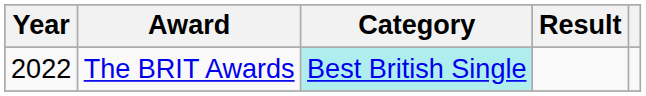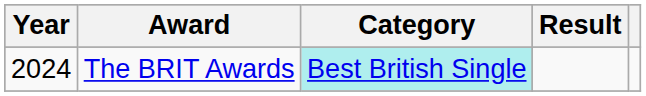(41, 68) 2022 -> (41, 68) 2024
